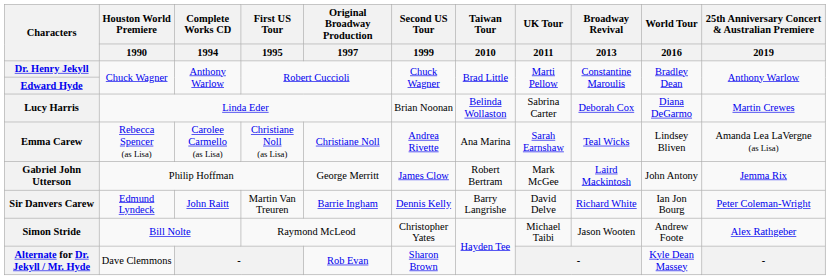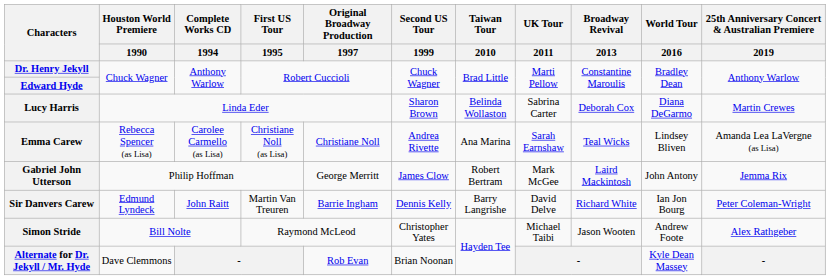(424, 107) Brian Noonan -> (424, 107) Sharon Brown
(424, 260) Sharon Brown -> (424, 260) Brian Noonan
